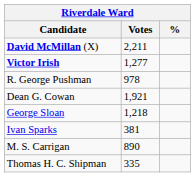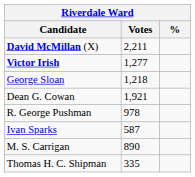rows swapped: (36, 113) <-> (49, 79)
(132, 130) 381 -> (132, 130) 587
